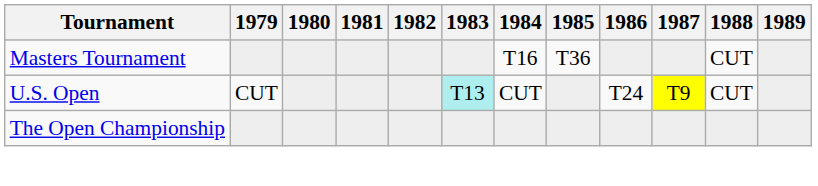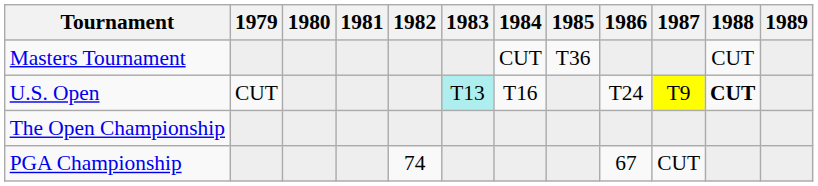(520, 57) T16 -> (520, 57) CUT
(520, 93) CUT -> (520, 93) T16
(731, 93) normal -> (733, 93) bold
+ row: (96, 163)
